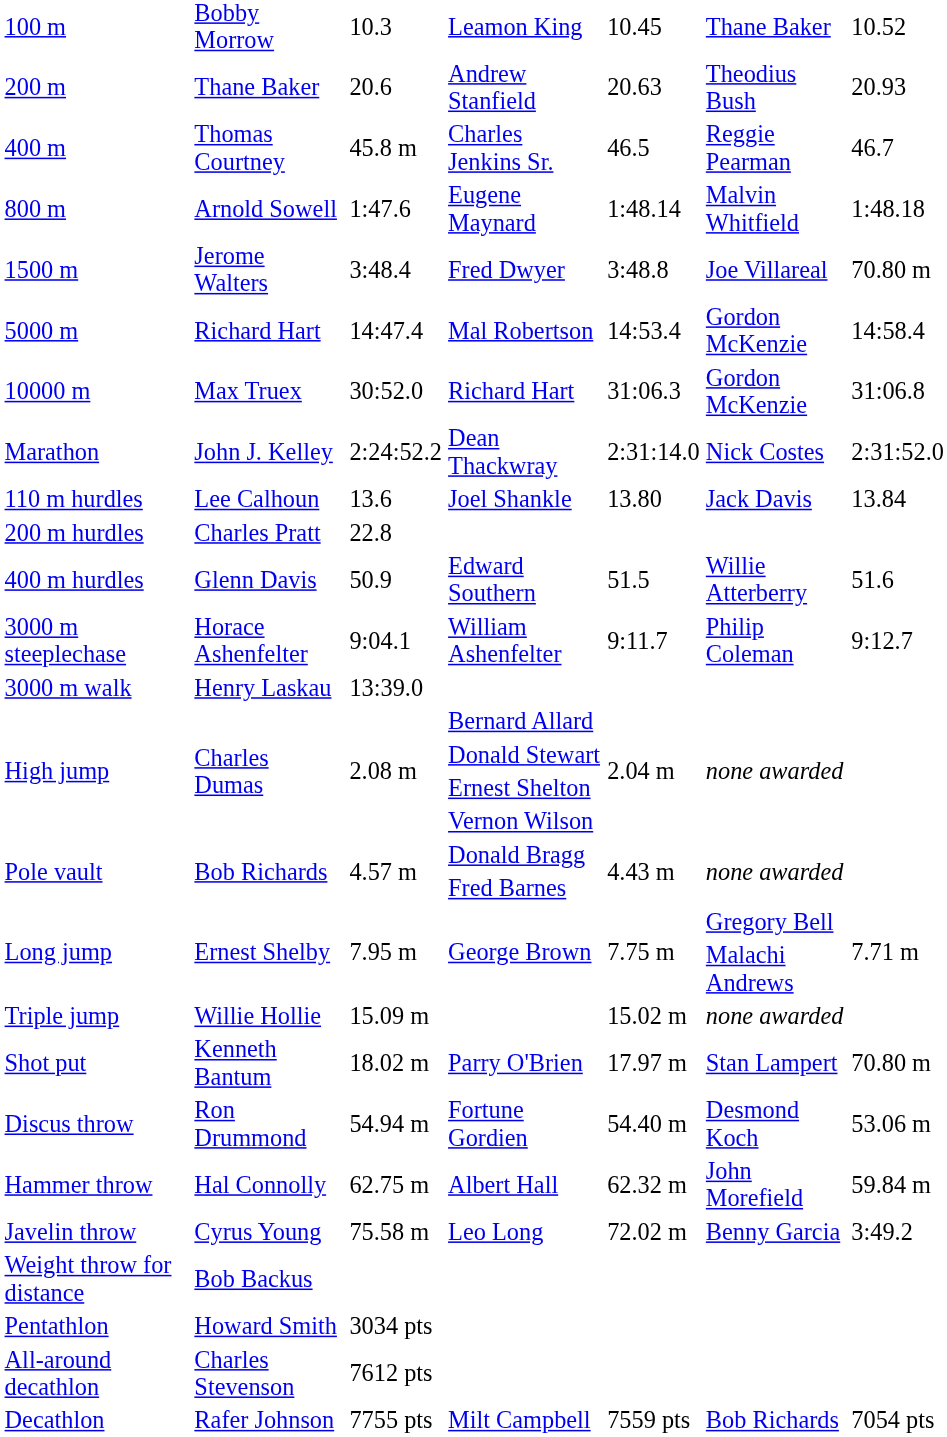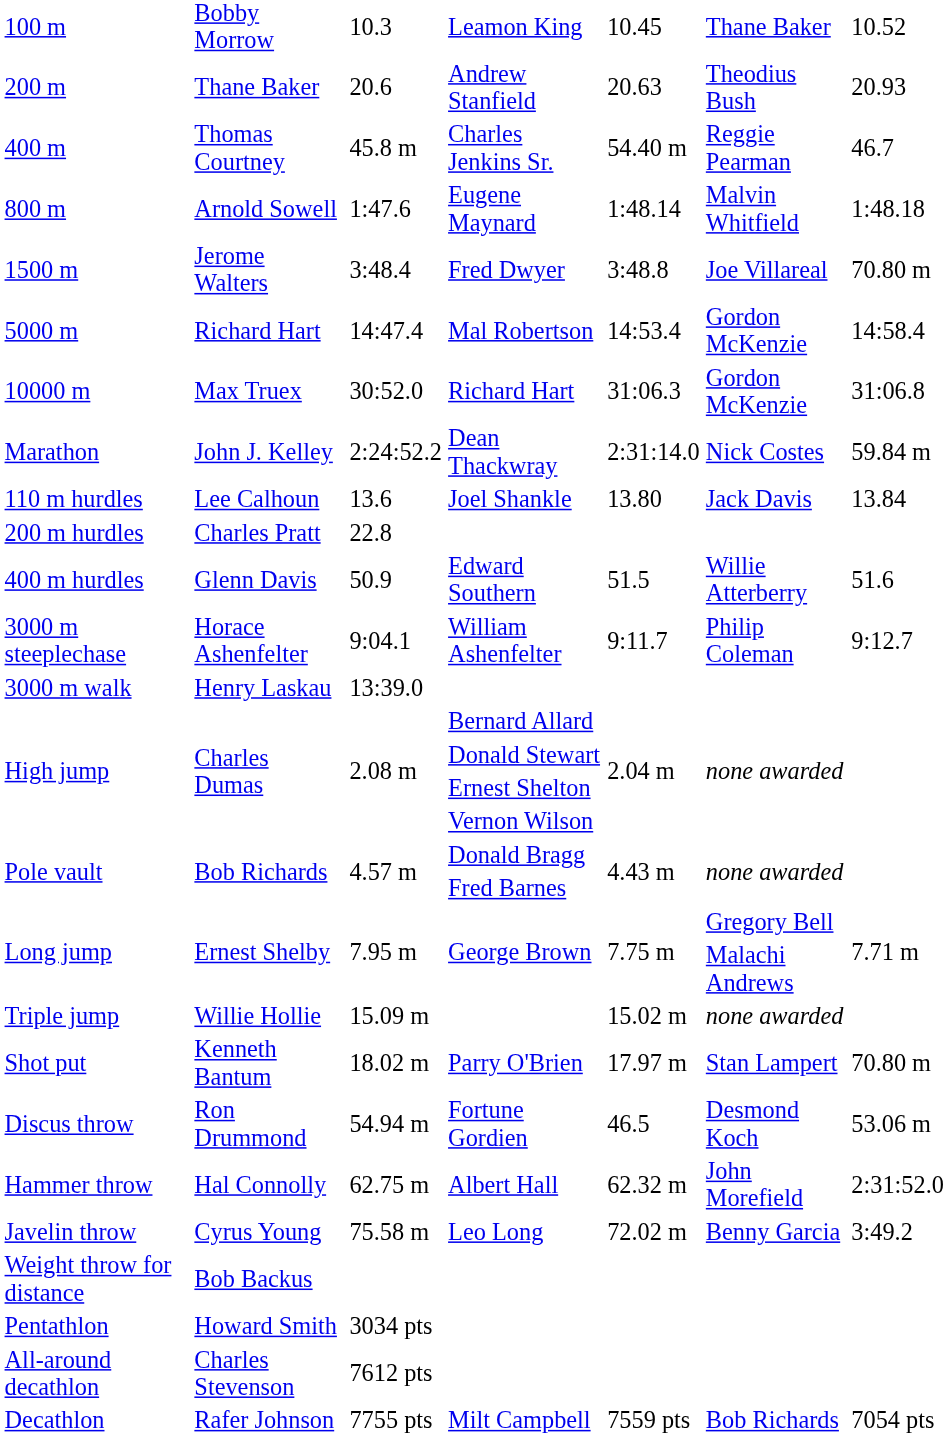(628, 148) 46.5 -> (647, 148) 54.40 m
(898, 452) 2:31:52.0 -> (891, 452) 59.84 m
(647, 1124) 54.40 m -> (628, 1124) 46.5
(891, 1184) 59.84 m -> (898, 1184) 2:31:52.0
